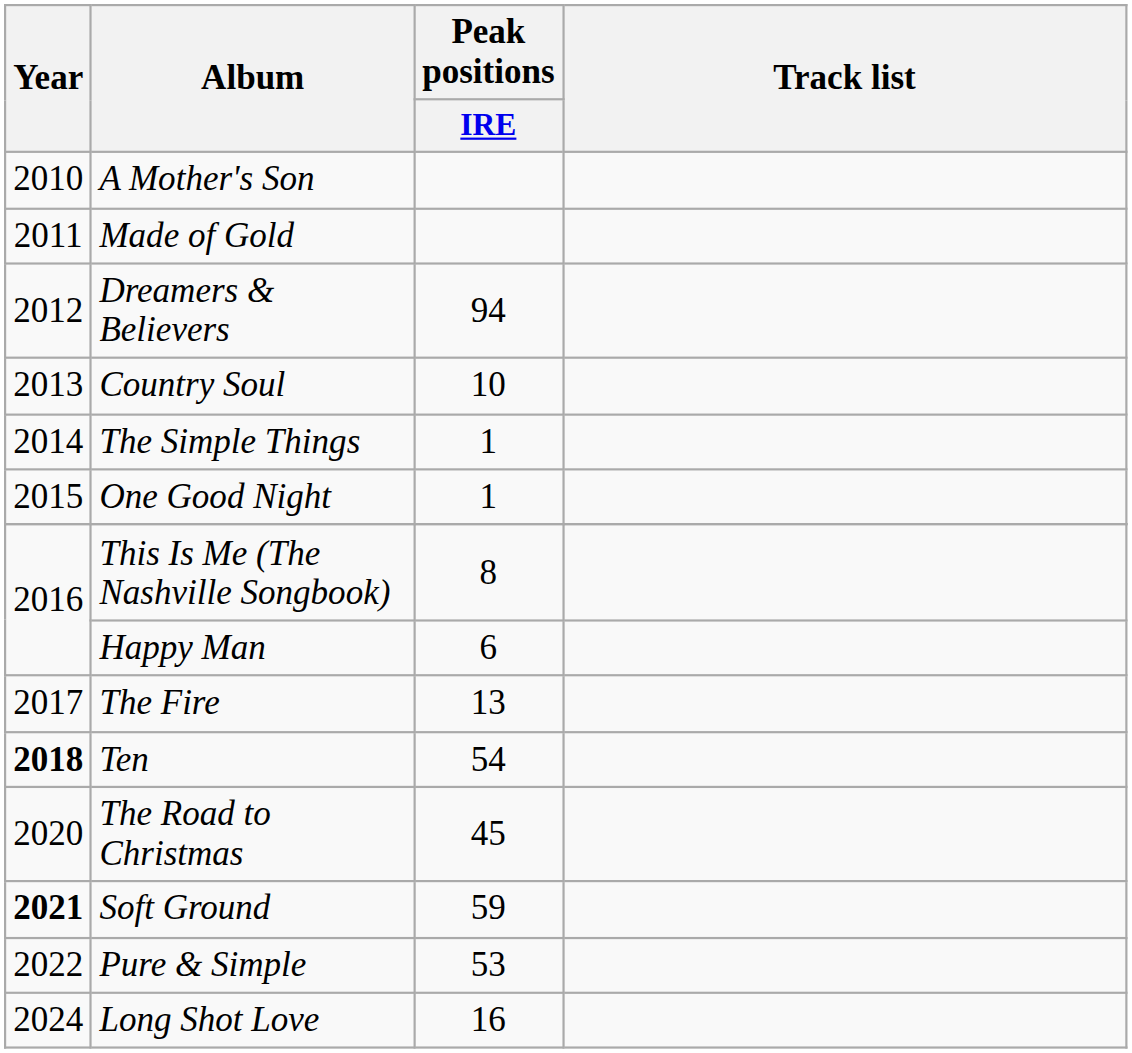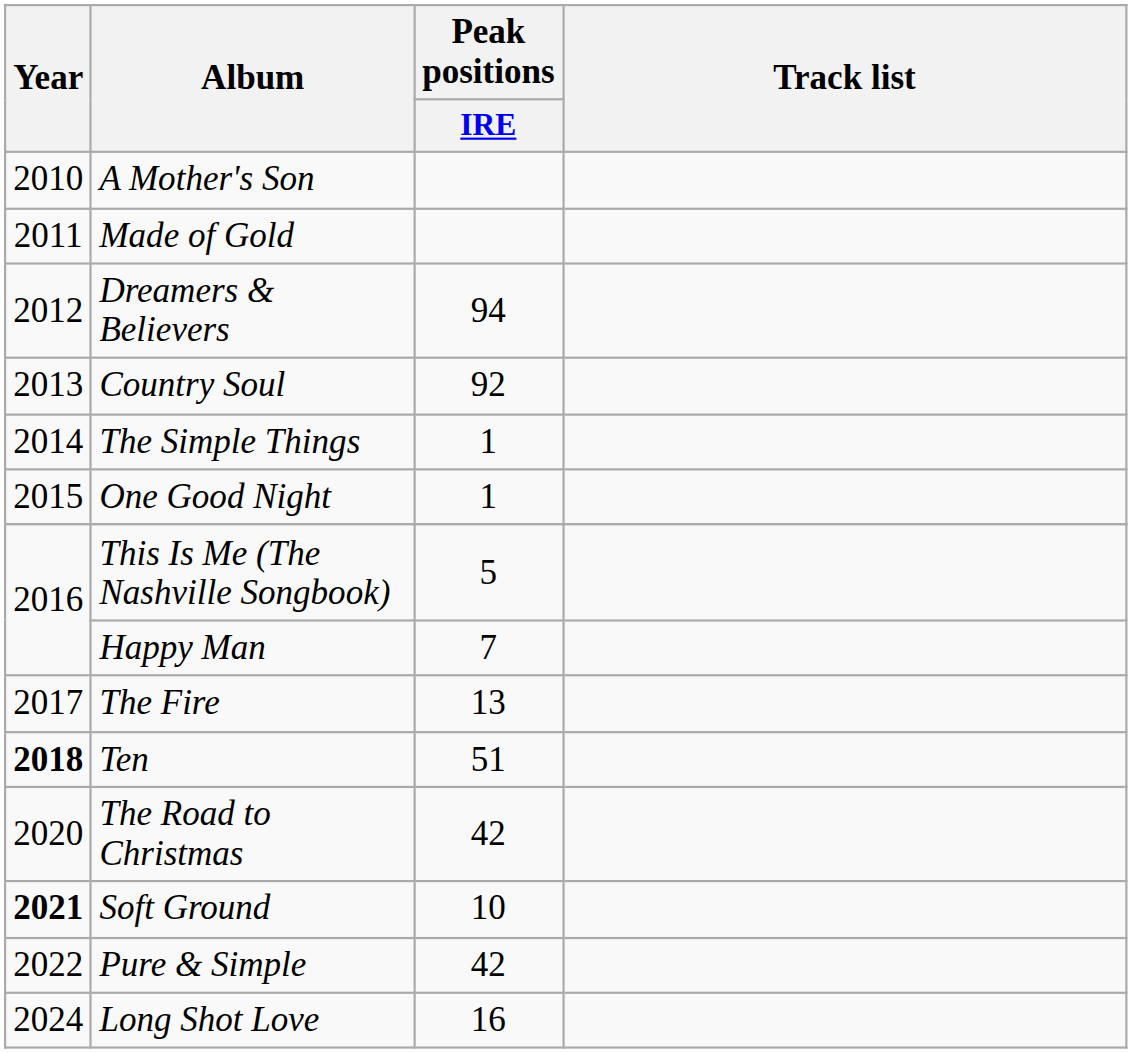(488, 385) 10 -> (488, 385) 92
(488, 571) 8 -> (488, 571) 5
(488, 647) 6 -> (488, 647) 7
(488, 758) 54 -> (488, 758) 51
(488, 833) 45 -> (488, 833) 42
(488, 908) 59 -> (488, 908) 10
(488, 964) 53 -> (488, 964) 42
